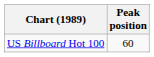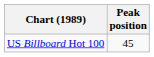(128, 43) 60 -> (128, 43) 45
